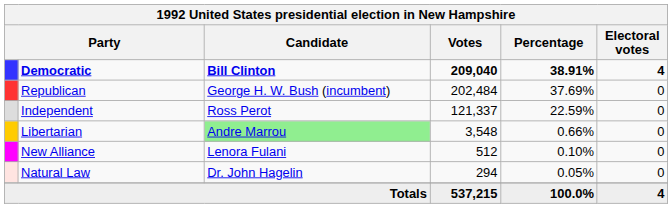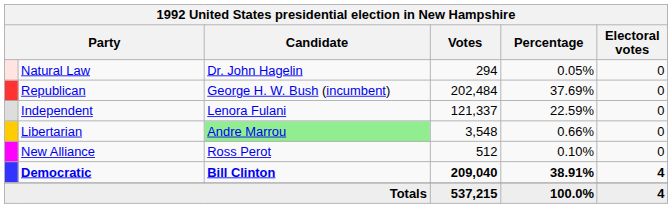rows swapped: (56, 70) <-> (56, 172)
(239, 111) Ross Perot -> (247, 111) Lenora Fulani
(247, 152) Lenora Fulani -> (239, 152) Ross Perot
